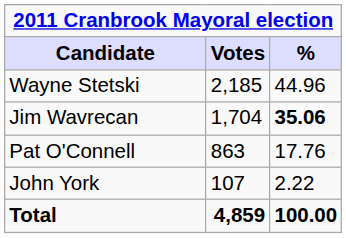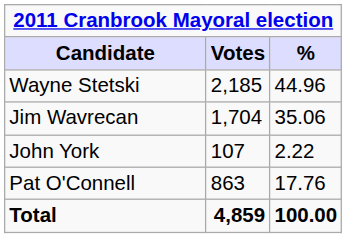(300, 118) bold -> (300, 118) normal
rows swapped: (72, 150) <-> (54, 183)
